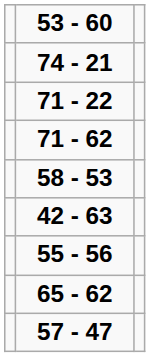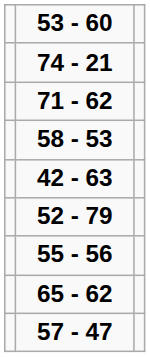- row: (75, 100)
+ row: (75, 216)
